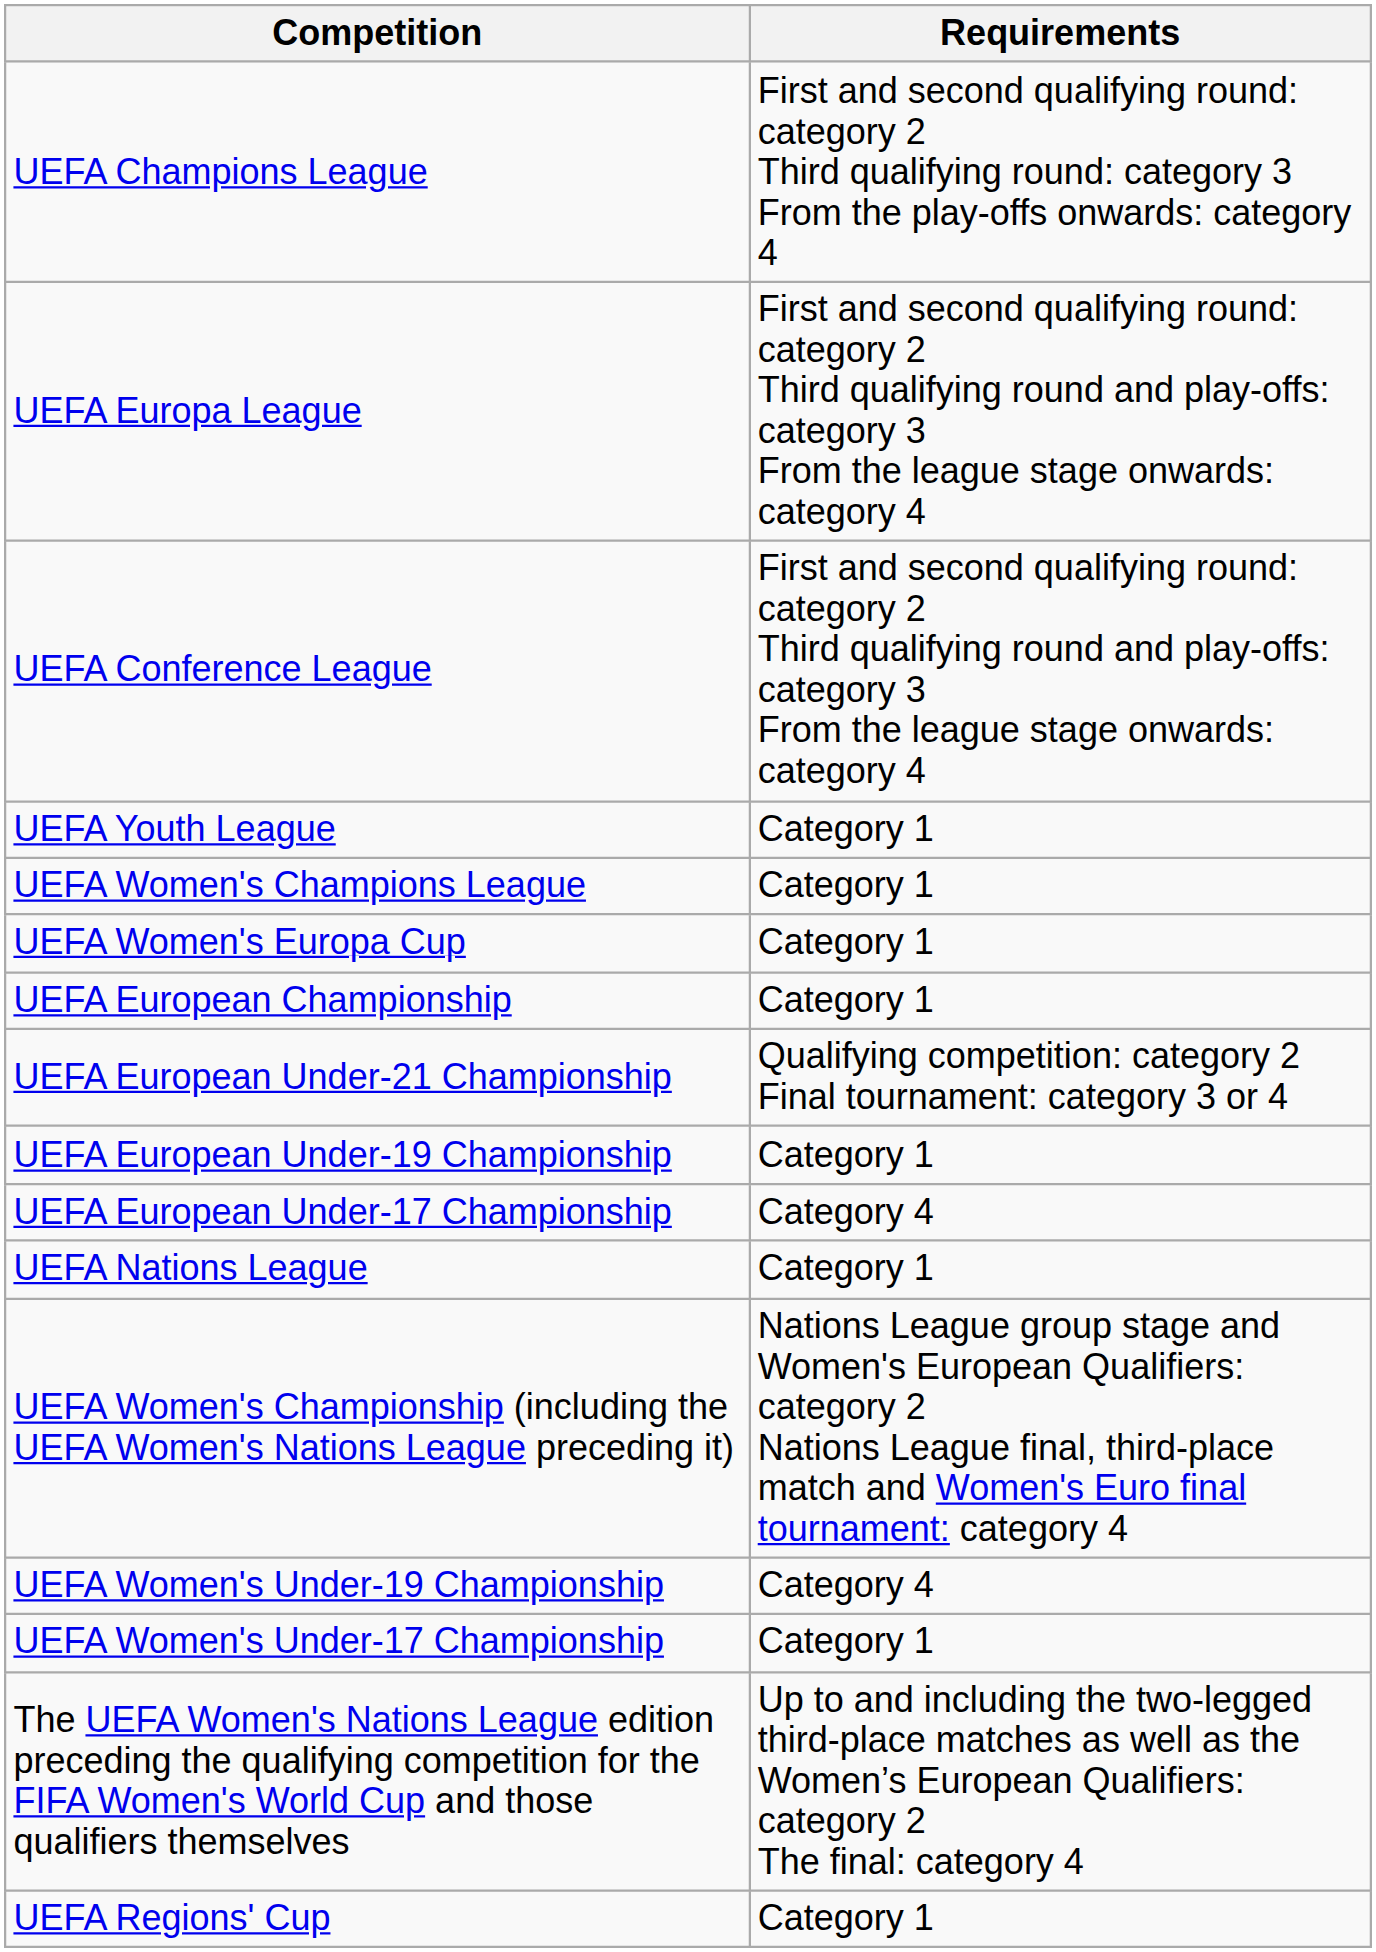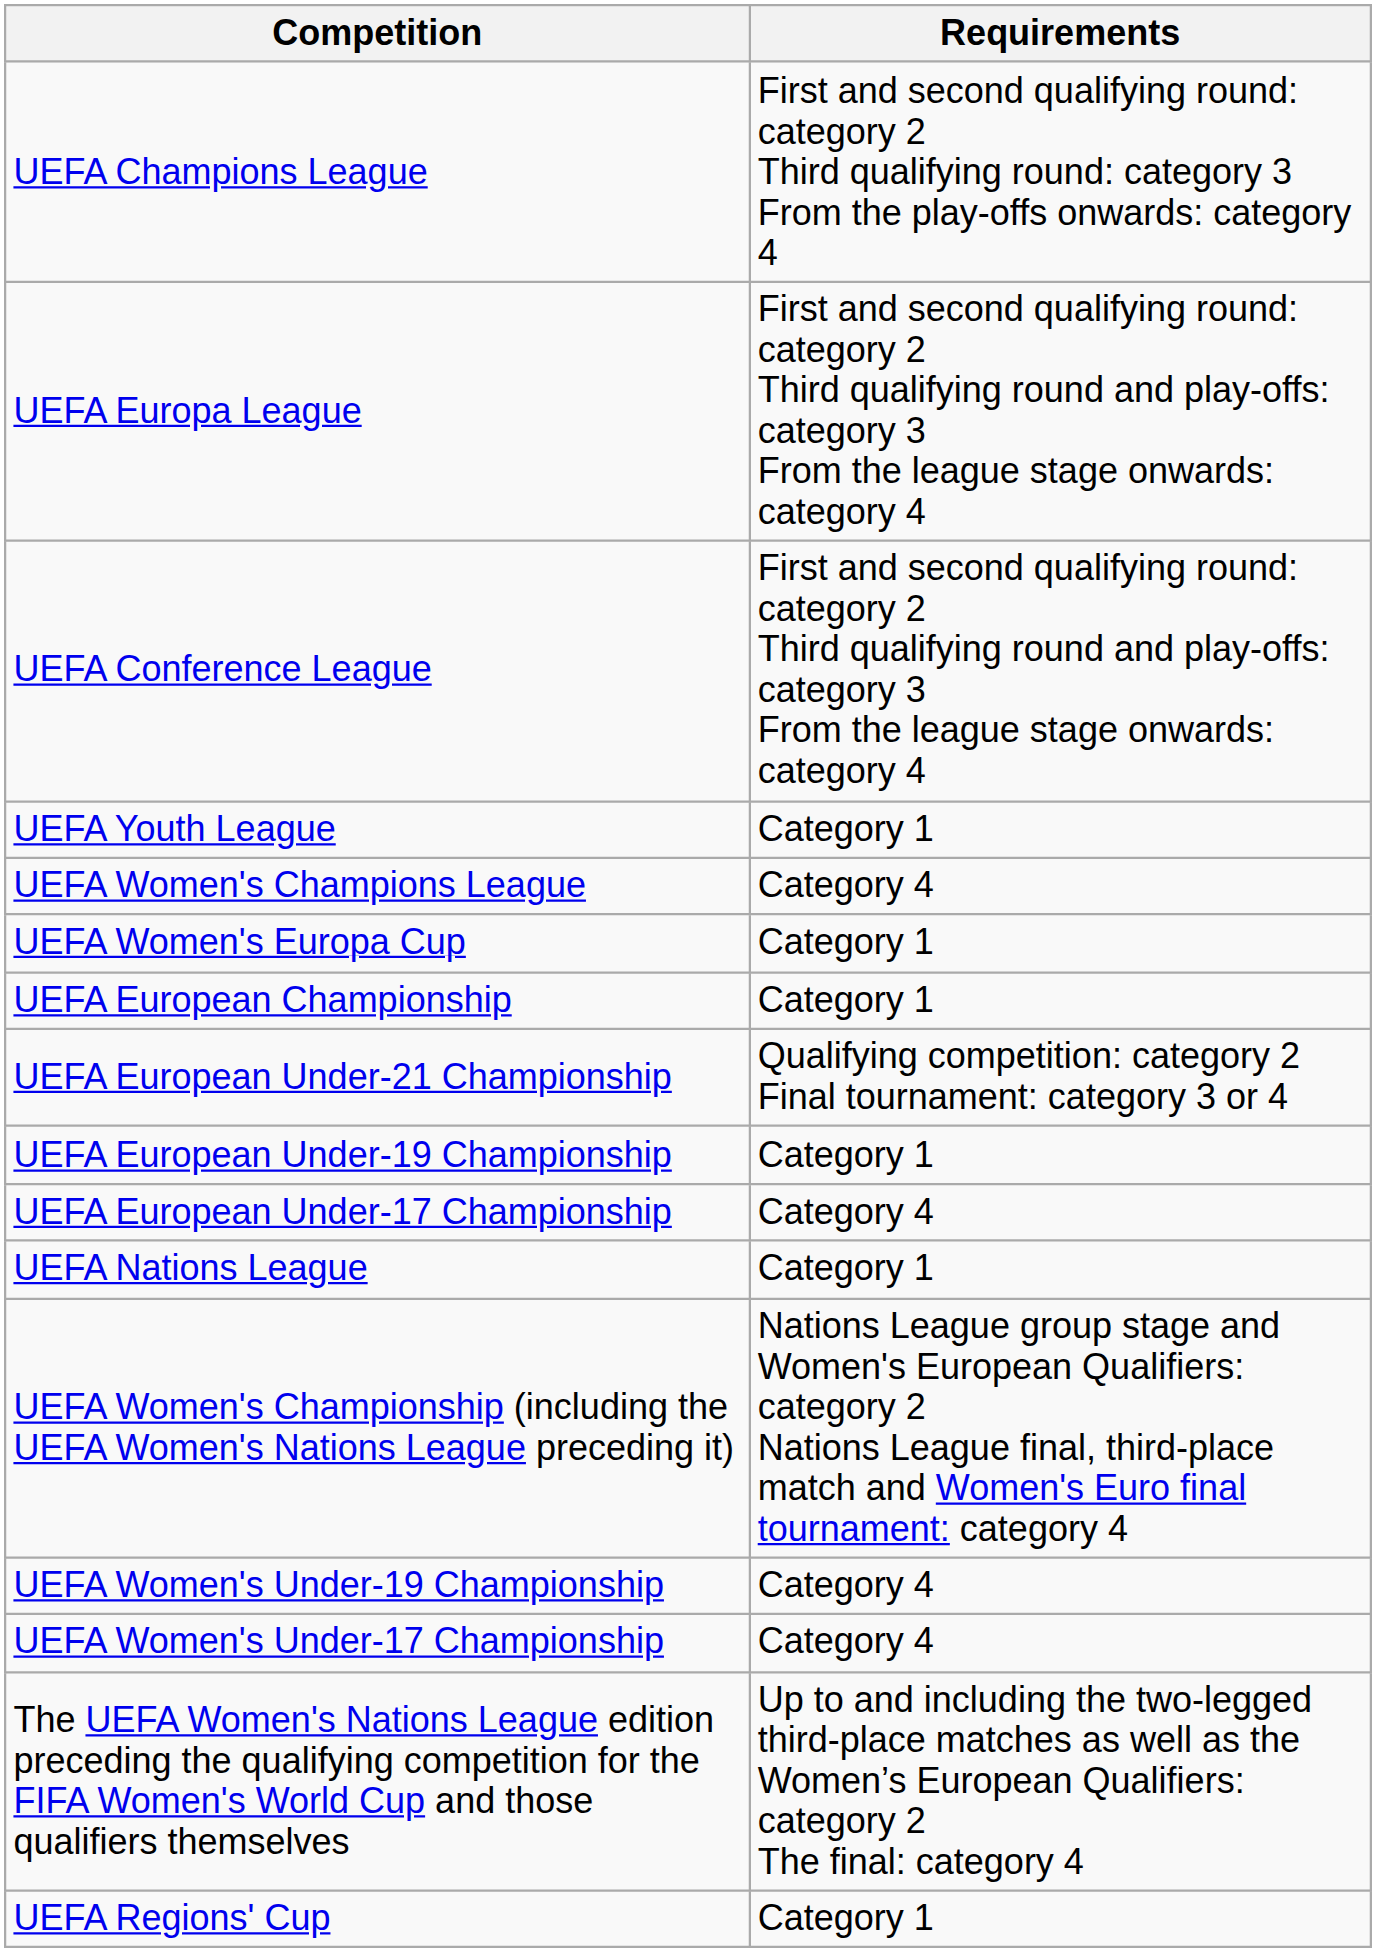(846, 885) Category 1 -> (846, 885) Category 4
(846, 1642) Category 1 -> (846, 1642) Category 4
